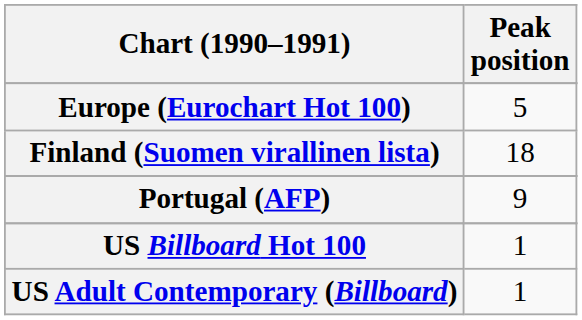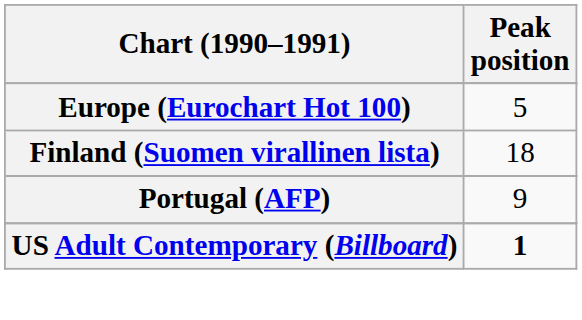- row: (234, 245)
(520, 291) normal -> (520, 245) bold
